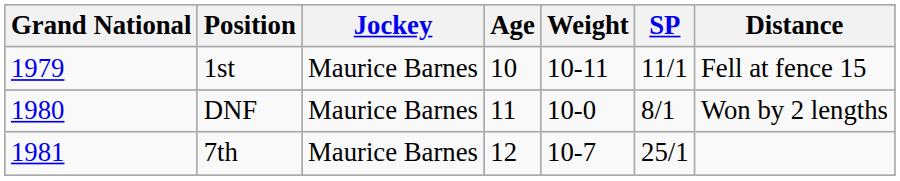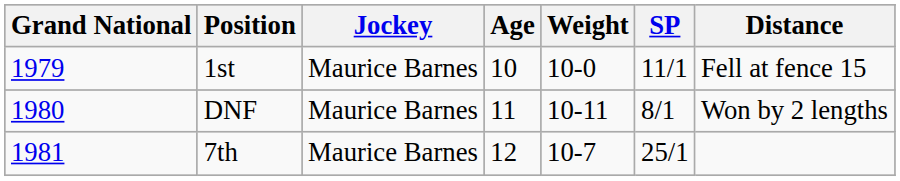(578, 68) 10-11 -> (572, 68) 10-0
(572, 110) 10-0 -> (578, 110) 10-11
